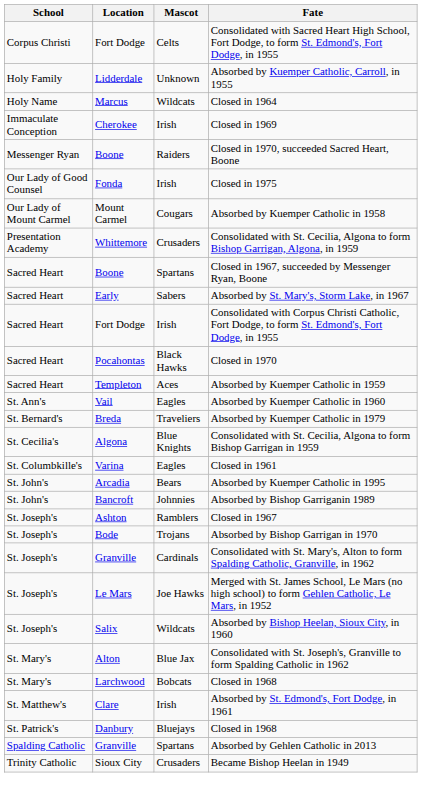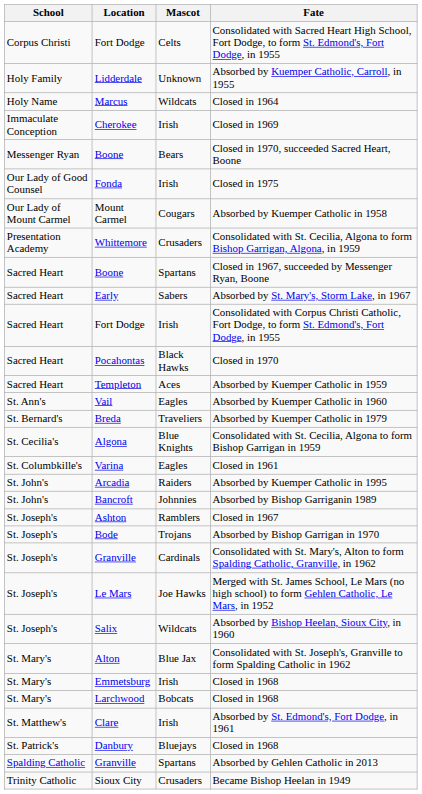(173, 154) Raiders -> (171, 154) Bears
(169, 482) Bears -> (175, 482) Raiders
+ row: (123, 682)
